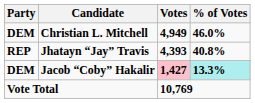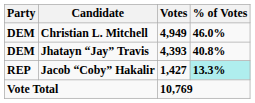(19, 51) REP -> (21, 51) DEM
(21, 70) DEM -> (19, 70) REP
(173, 70) pink background -> (173, 70) no background
